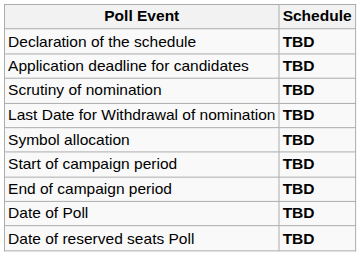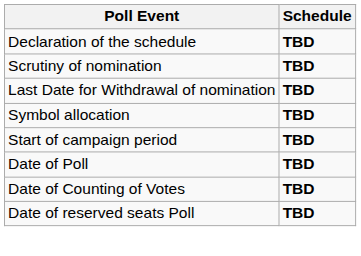- row: (128, 66)
- row: (90, 189)
+ row: (96, 189)
